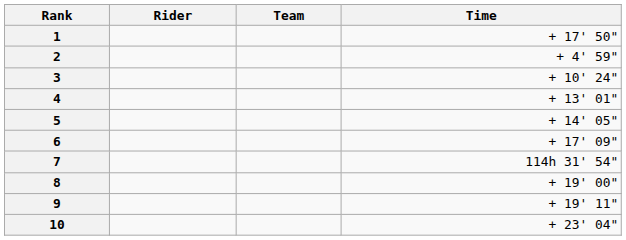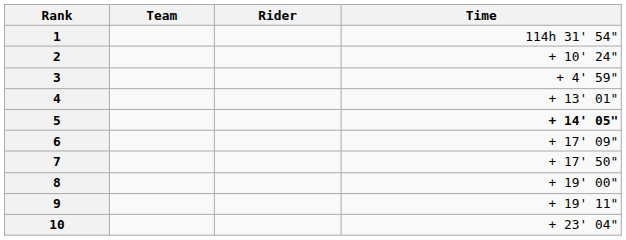columns swapped: (173, 15) <-> (289, 15)
(583, 36) + 17' 50" -> (572, 36) 114h 31' 54"
(587, 57) + 4' 59" -> (583, 57) + 10' 24"
(583, 78) + 10' 24" -> (587, 78) + 4' 59"
(583, 120) normal -> (583, 120) bold
(572, 162) 114h 31' 54" -> (583, 162) + 17' 50"
